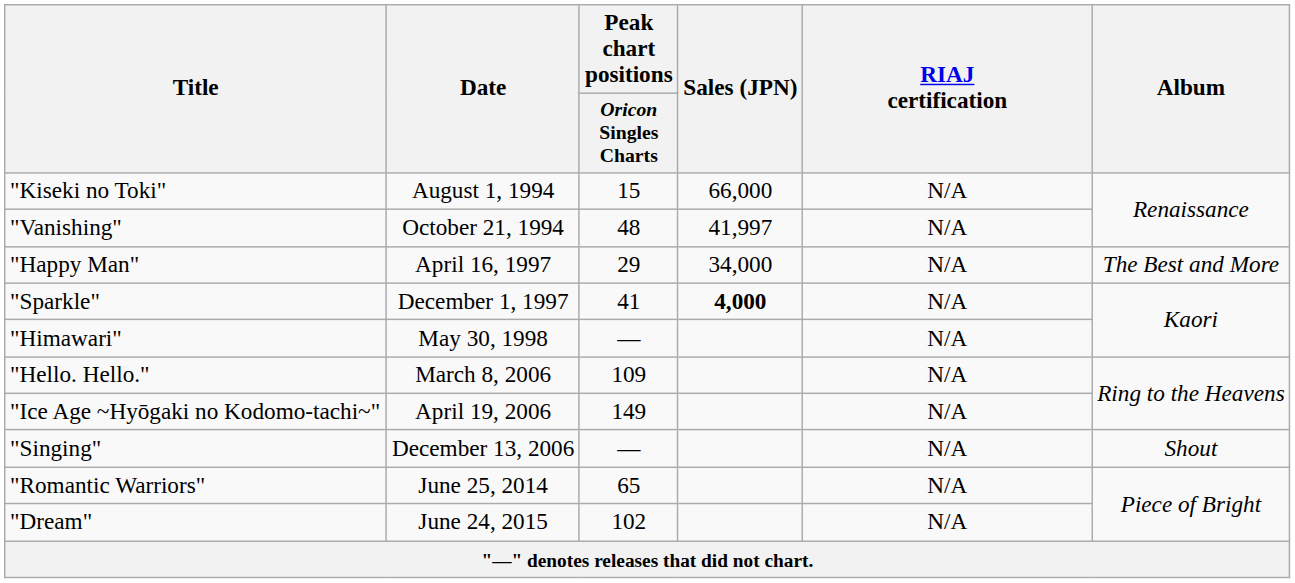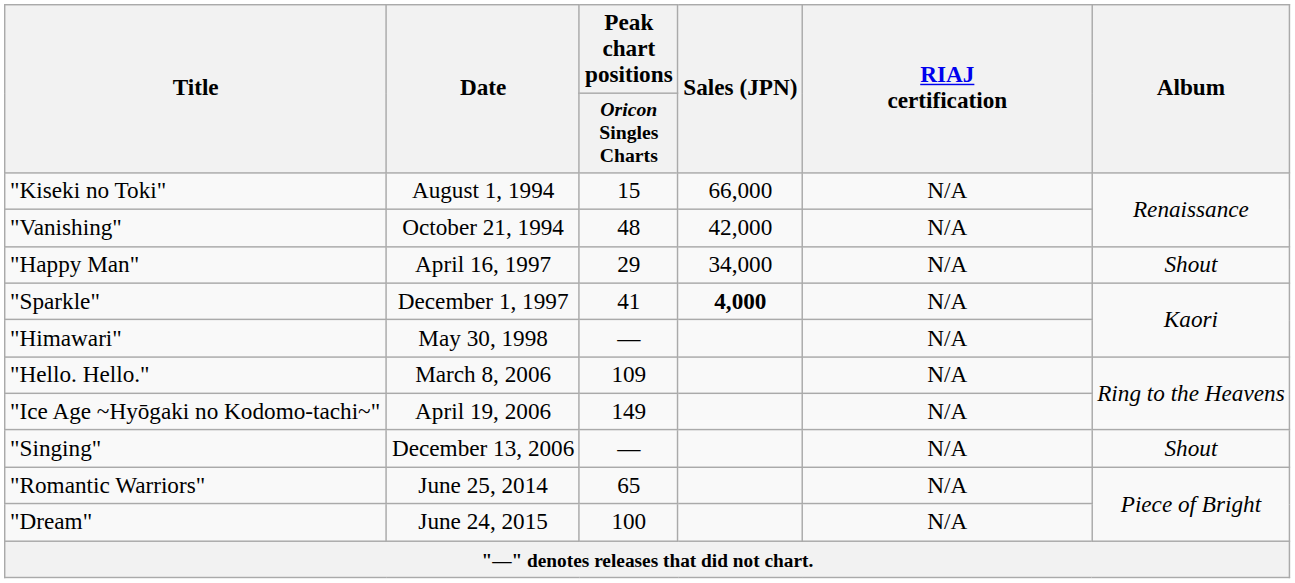(740, 227) 41,997 -> (740, 227) 42,000
(1191, 264) The Best and More -> (1191, 264) Shout
(629, 521) 102 -> (629, 521) 100
